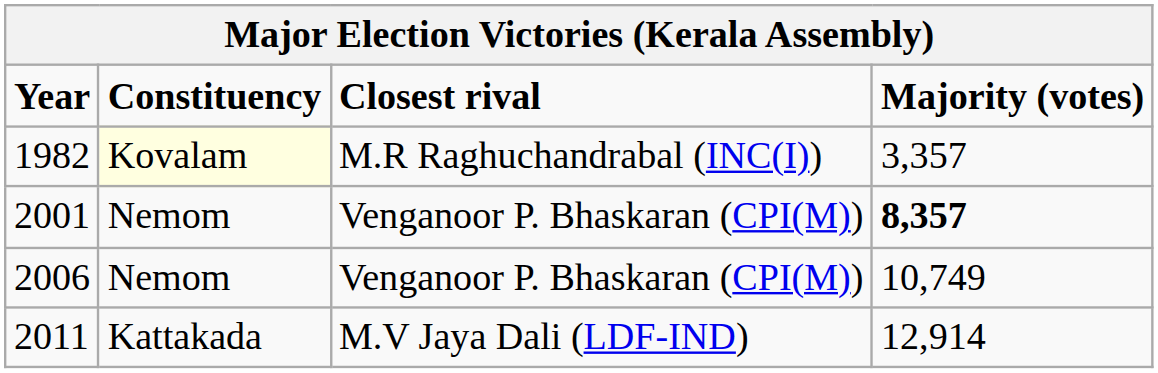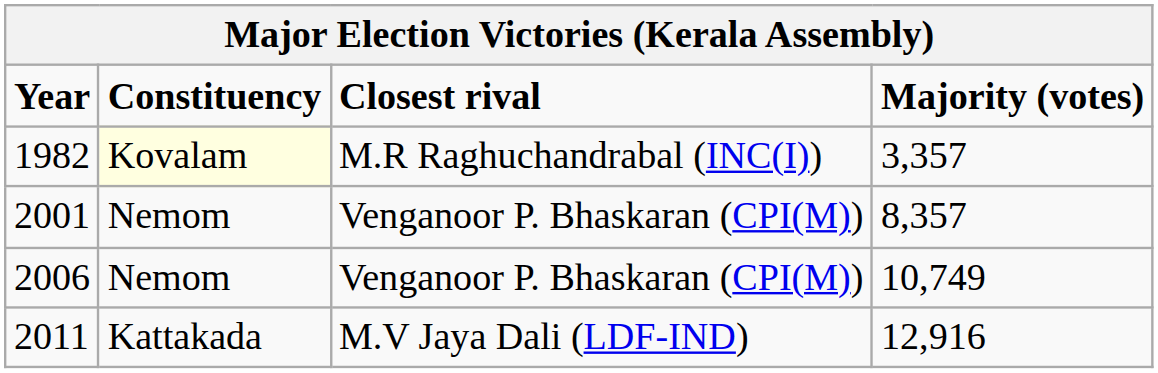(924, 215) bold -> (924, 215) normal
(933, 336) 12,914 -> (933, 336) 12,916
